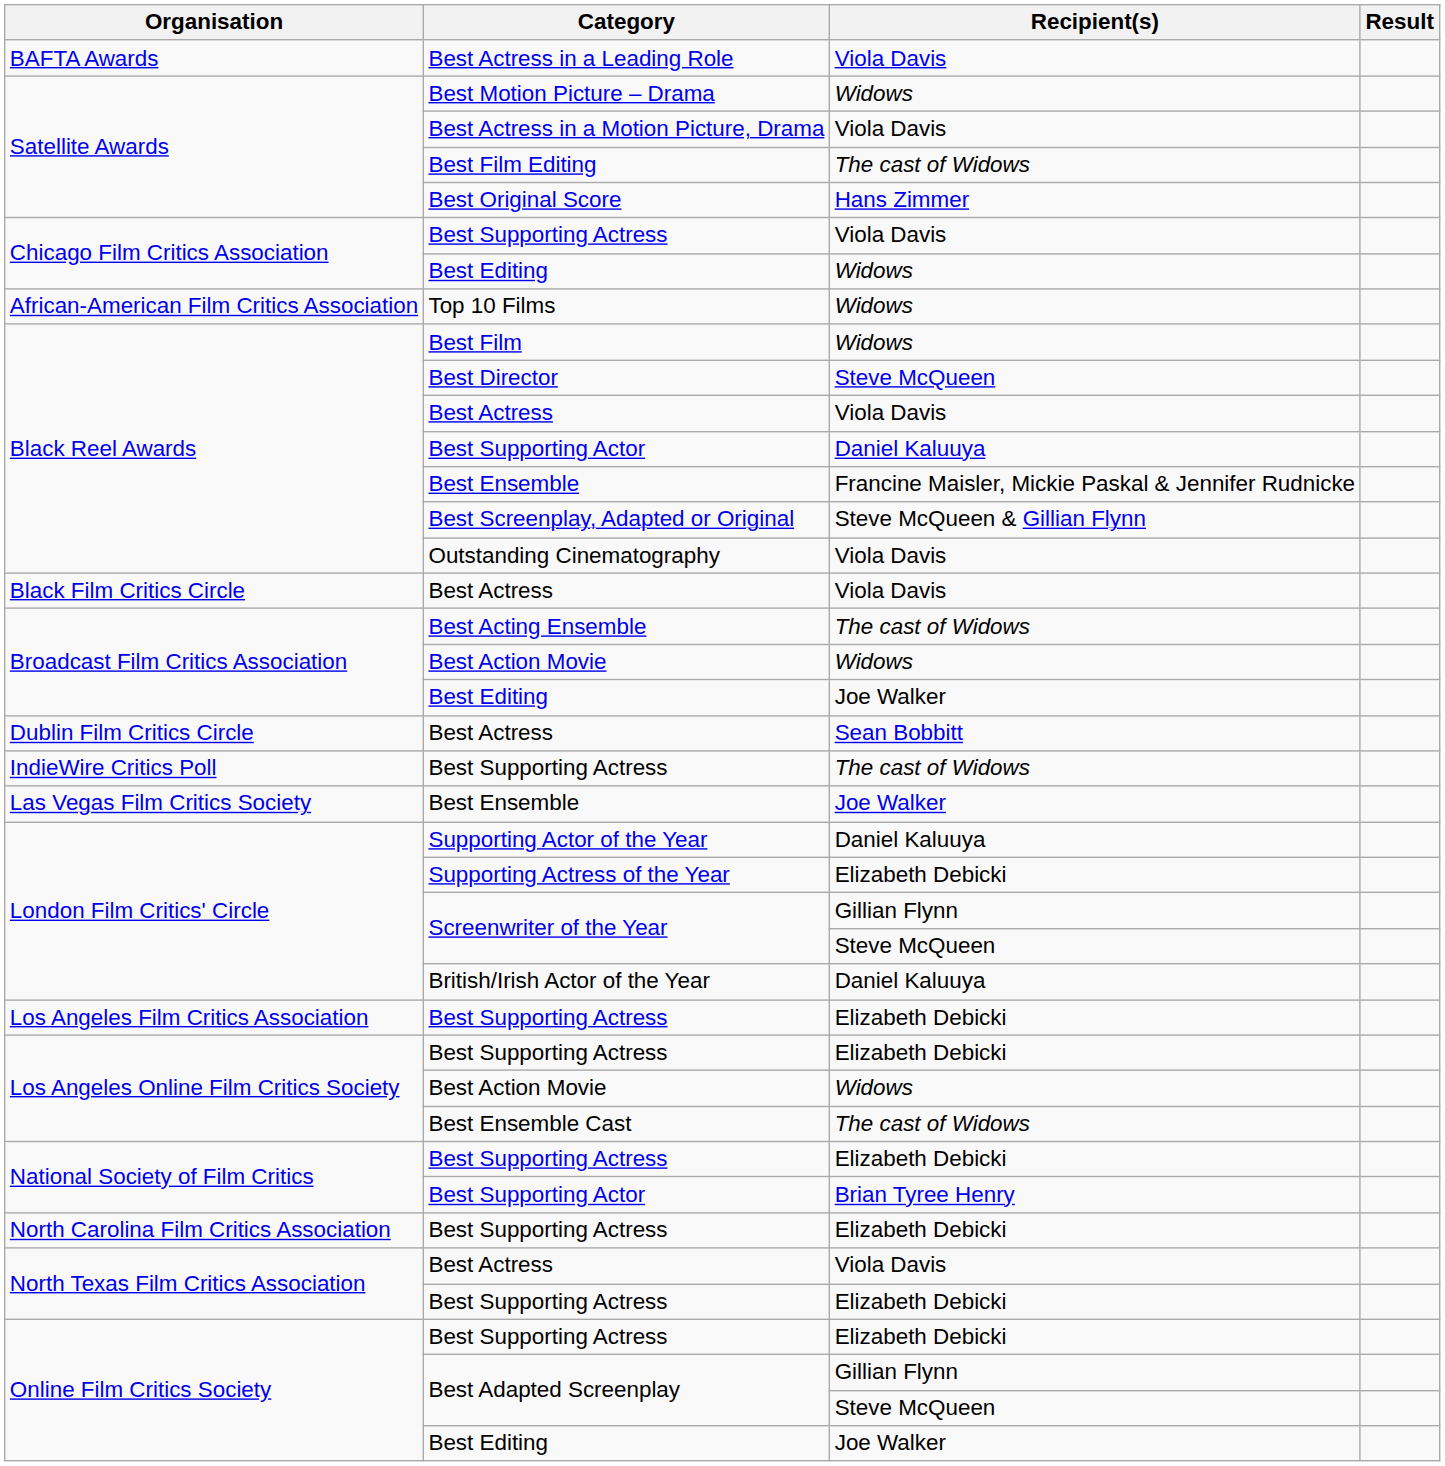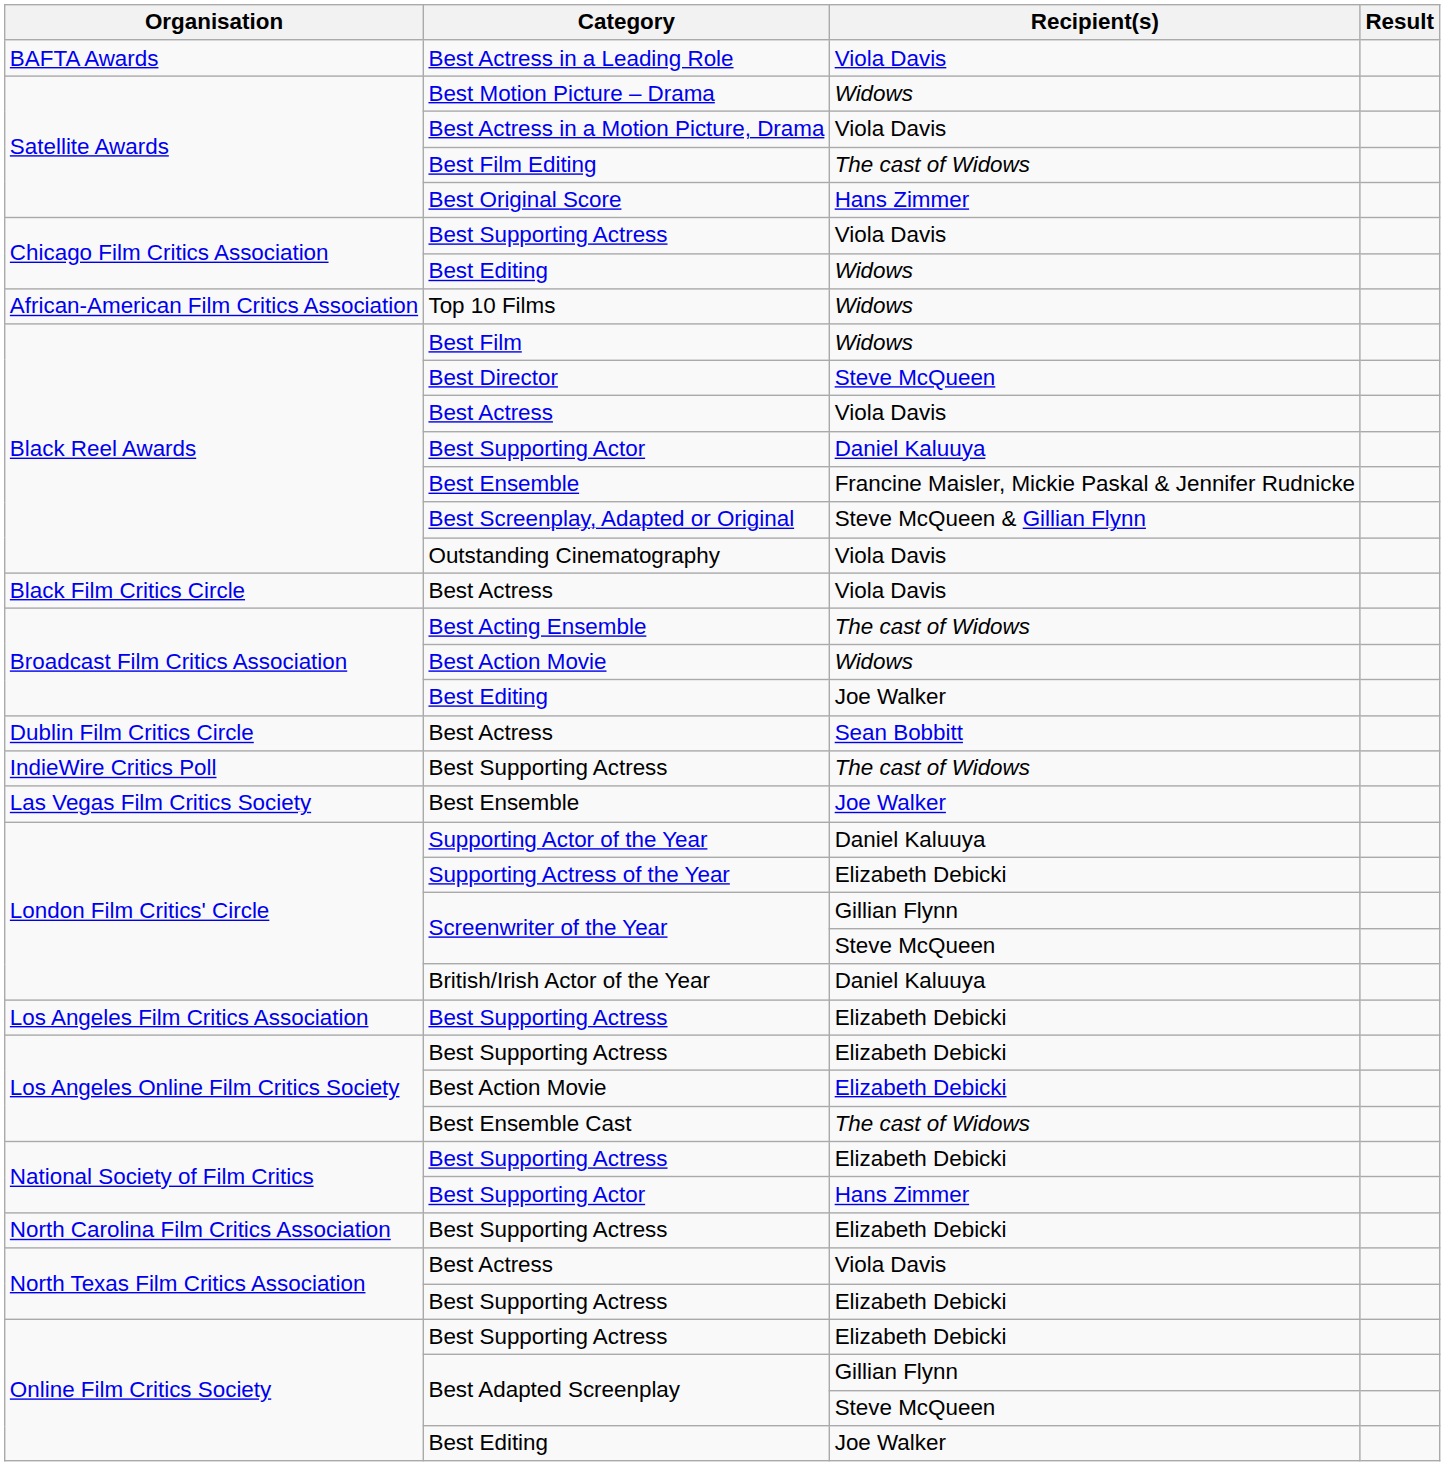(874, 1088) Widows -> (921, 1088) Elizabeth Debicki
(925, 1194) Brian Tyree Henry -> (902, 1194) Hans Zimmer
